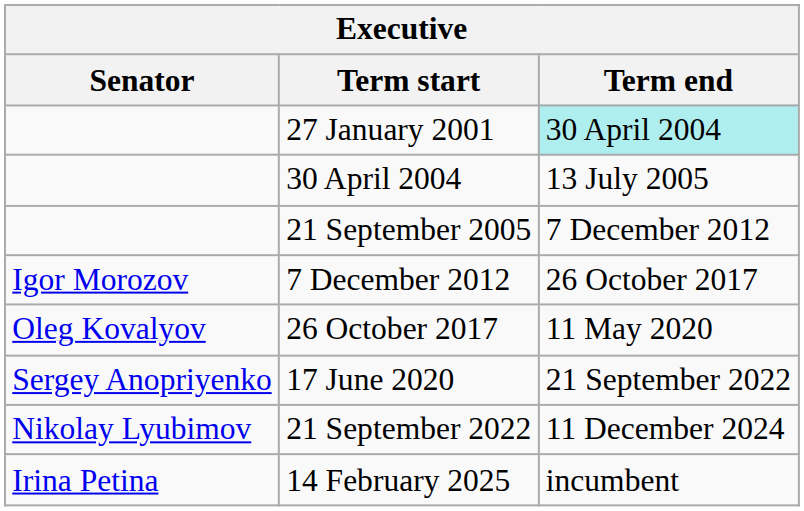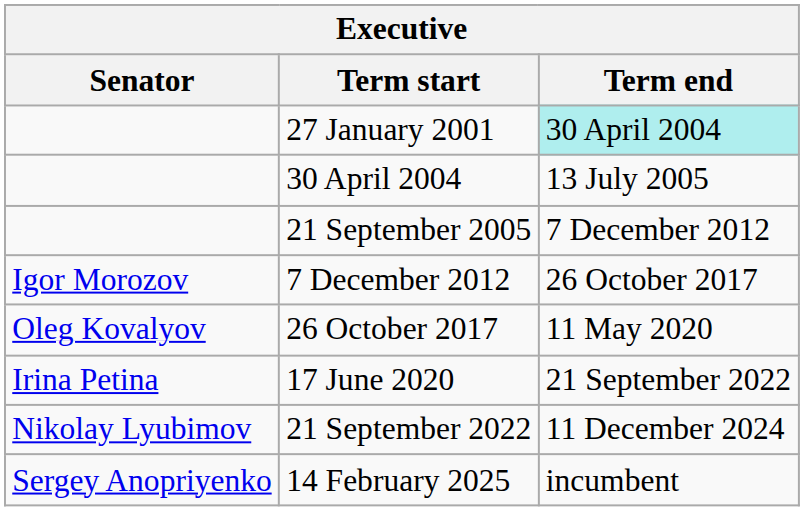(142, 379) Sergey Anopriyenko -> (85, 379) Irina Petina
(85, 479) Irina Petina -> (142, 479) Sergey Anopriyenko
